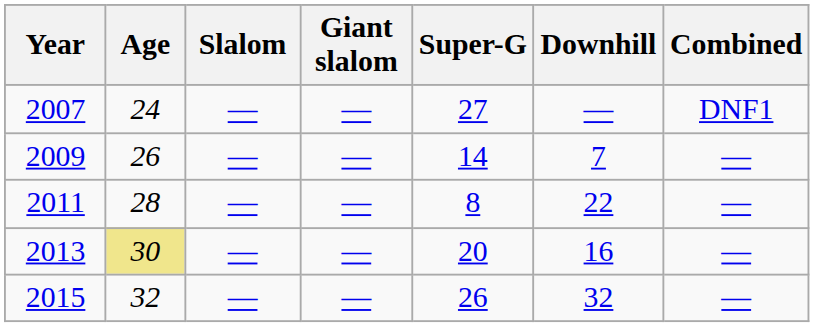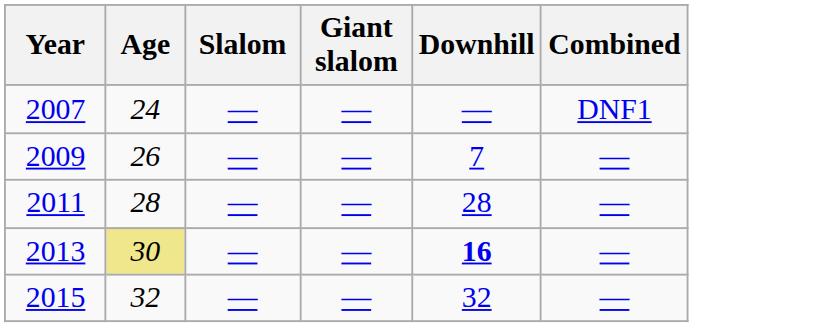- column: (473, 44)
(598, 203) 22 -> (477, 203) 28
(598, 250) normal -> (477, 250) bold
